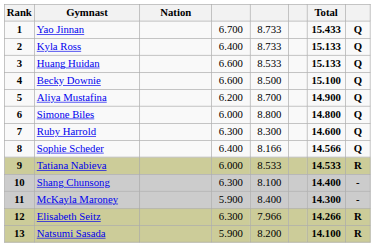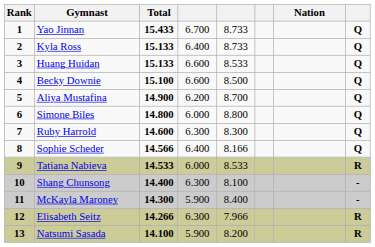columns swapped: (176, 13) <-> (326, 13)
